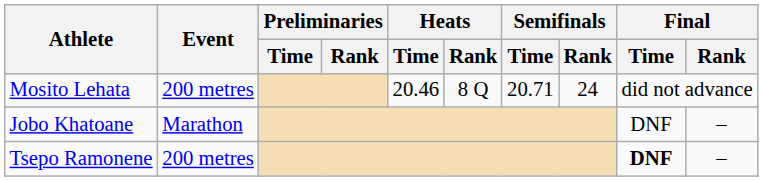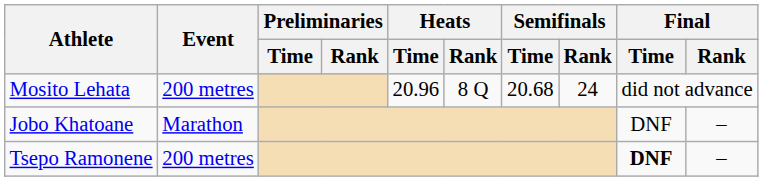(416, 90) 20.46 -> (416, 90) 20.96
(530, 90) 20.71 -> (530, 90) 20.68
